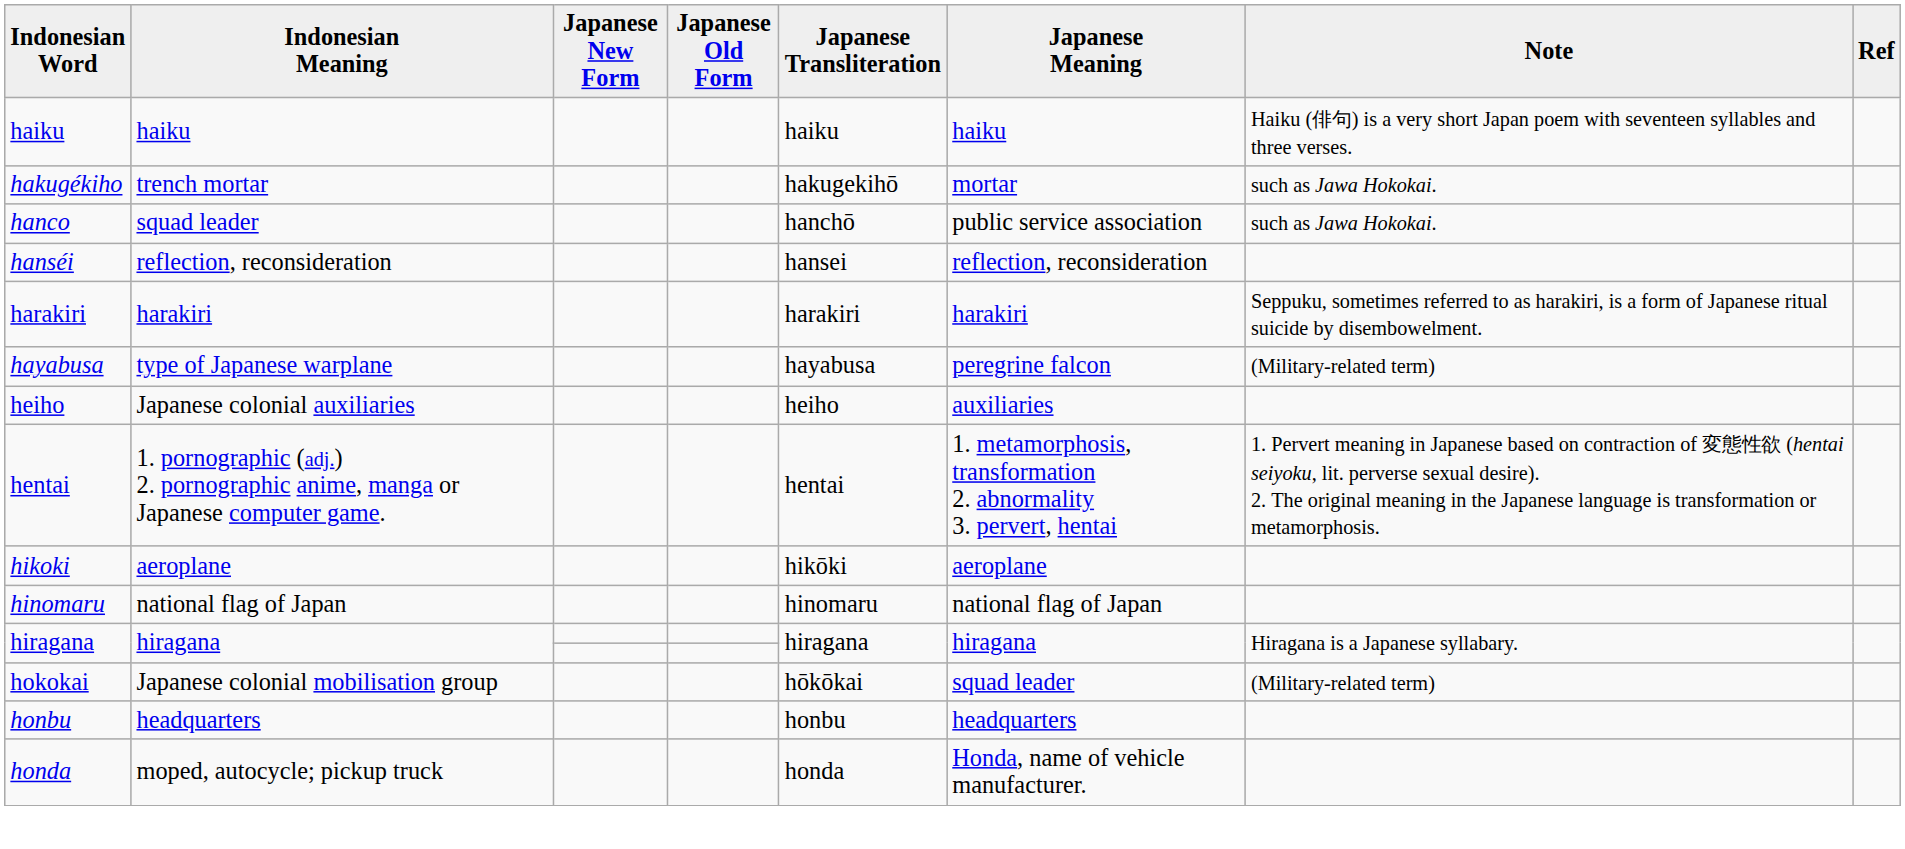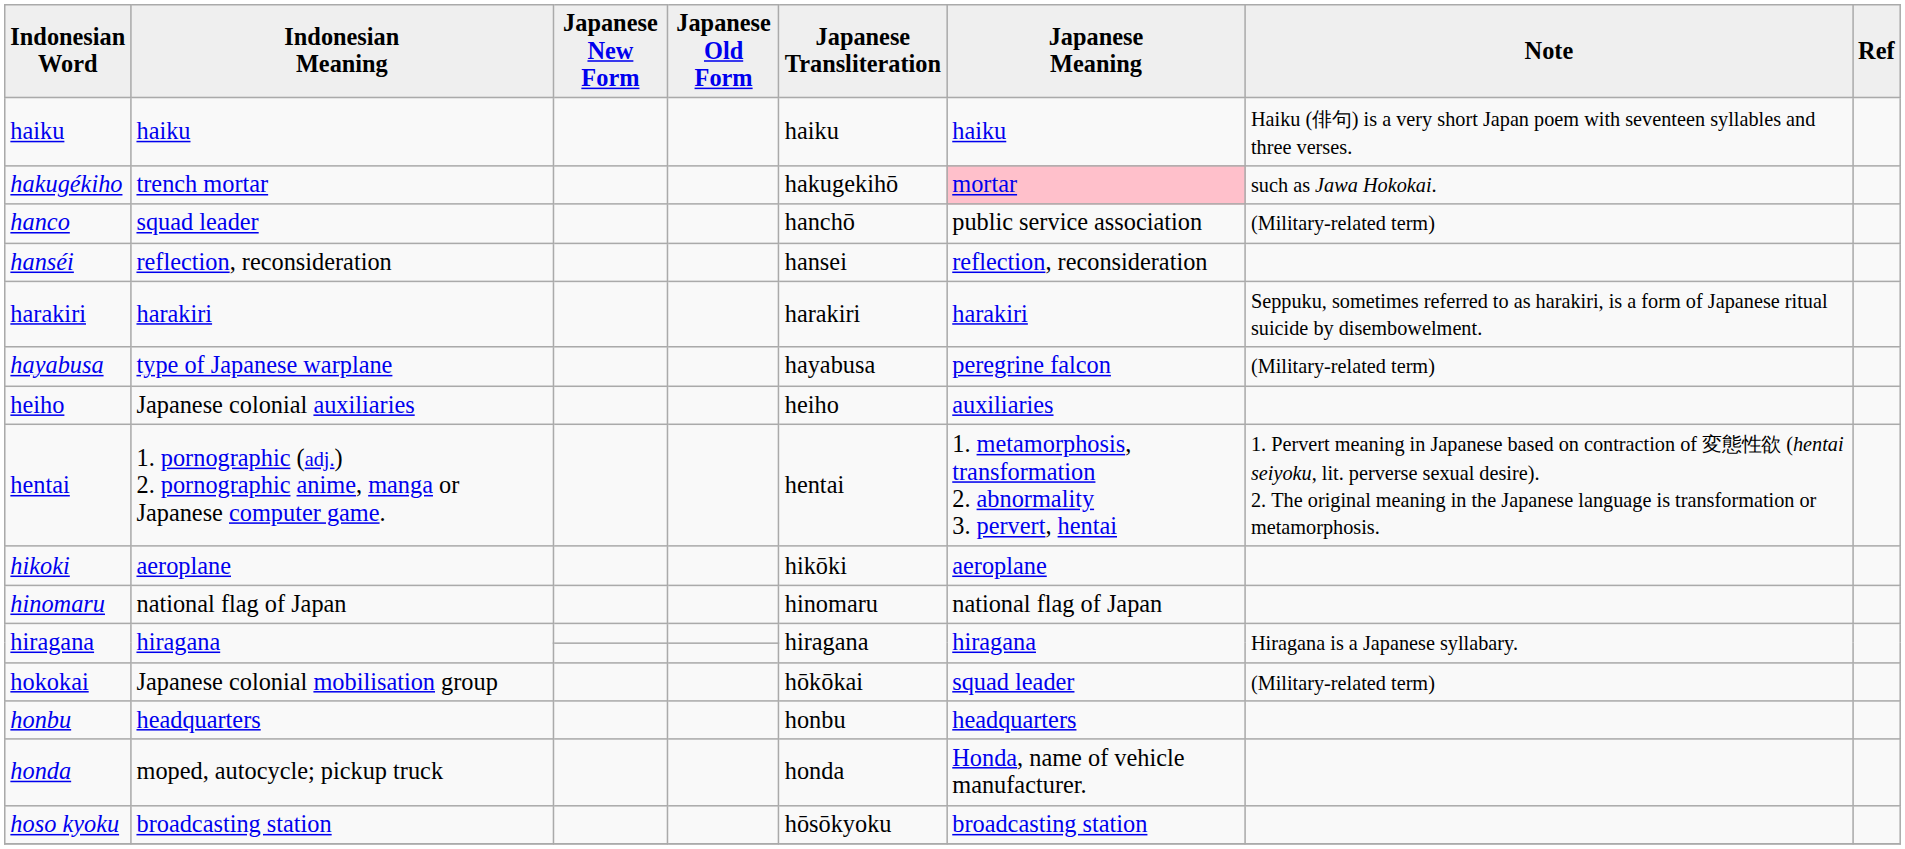(985, 184) no background -> (985, 184) pink background
(1344, 224) such as Jawa Hokokai. -> (1343, 224) (Military-related term)
+ row: (65, 824)
